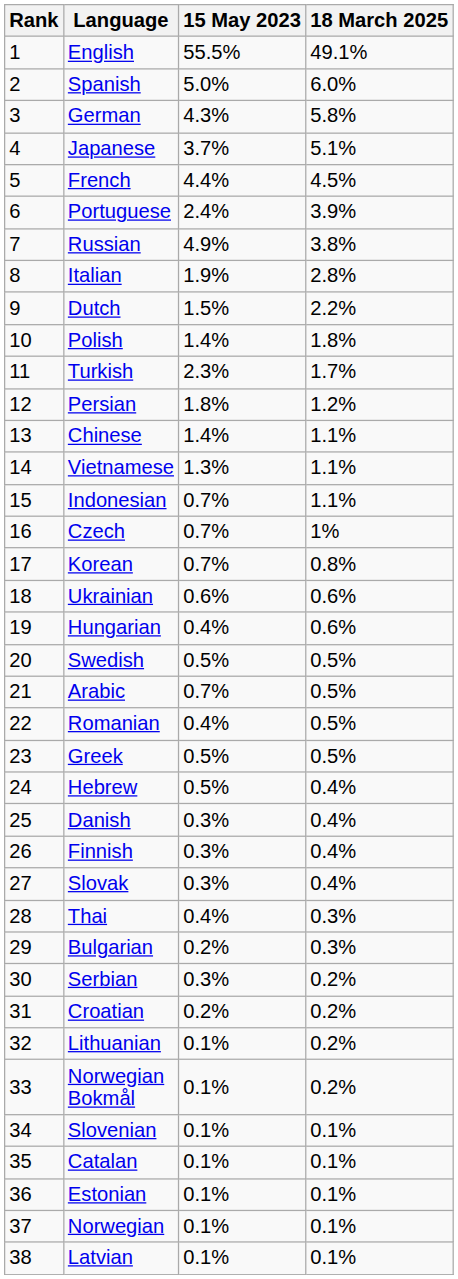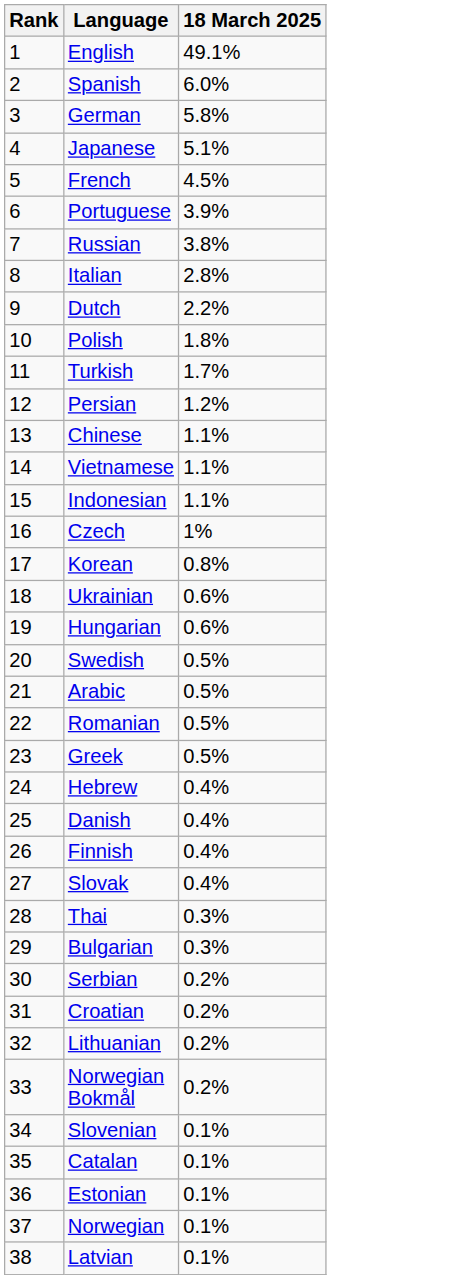- column: (242, 20)
